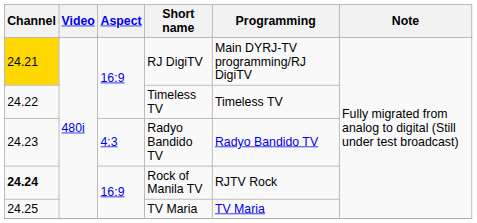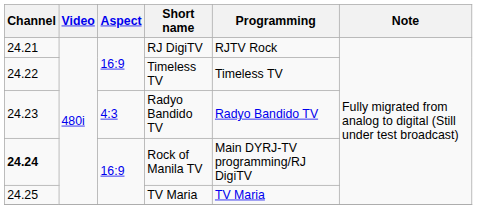(23, 61) gold background -> (23, 47) no background
(260, 61) Main DYRJ-TV programming/RJ DigiTV -> (246, 47) RJTV Rock
(246, 182) RJTV Rock -> (260, 161) Main DYRJ-TV programming/RJ DigiTV
